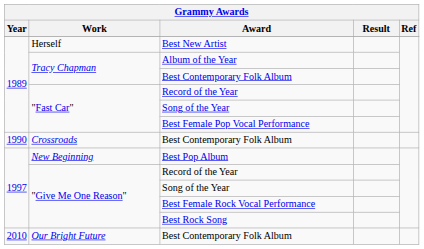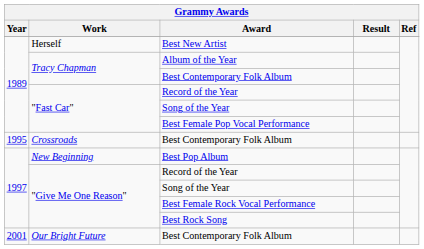(17, 140) 1990 -> (17, 140) 1995
(17, 236) 2010 -> (17, 236) 2001
